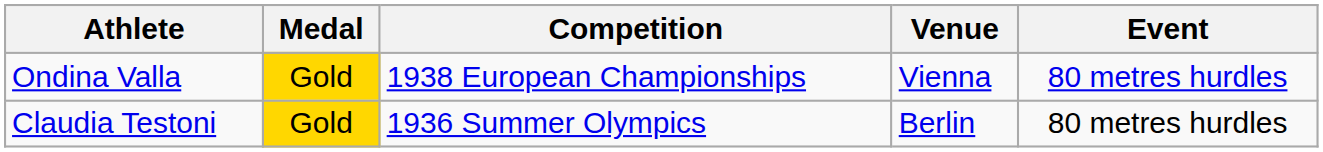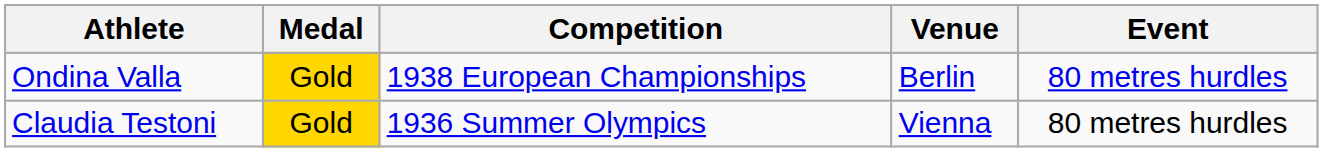(945, 76) Vienna -> (937, 76) Berlin
(937, 124) Berlin -> (945, 124) Vienna
